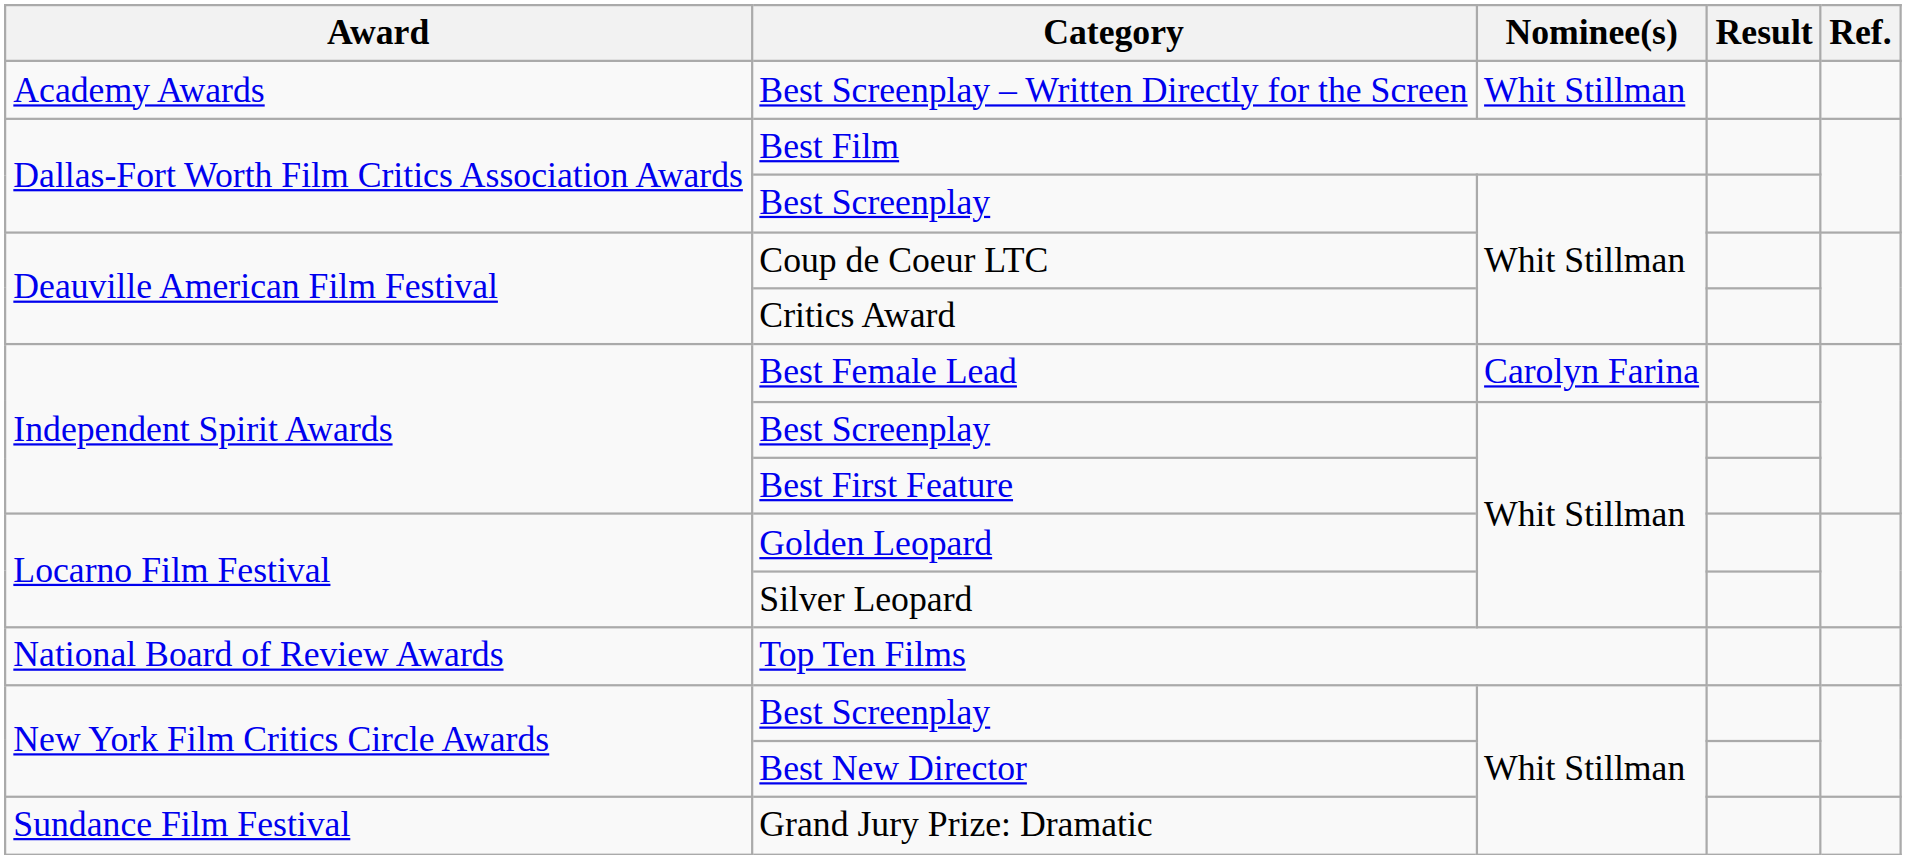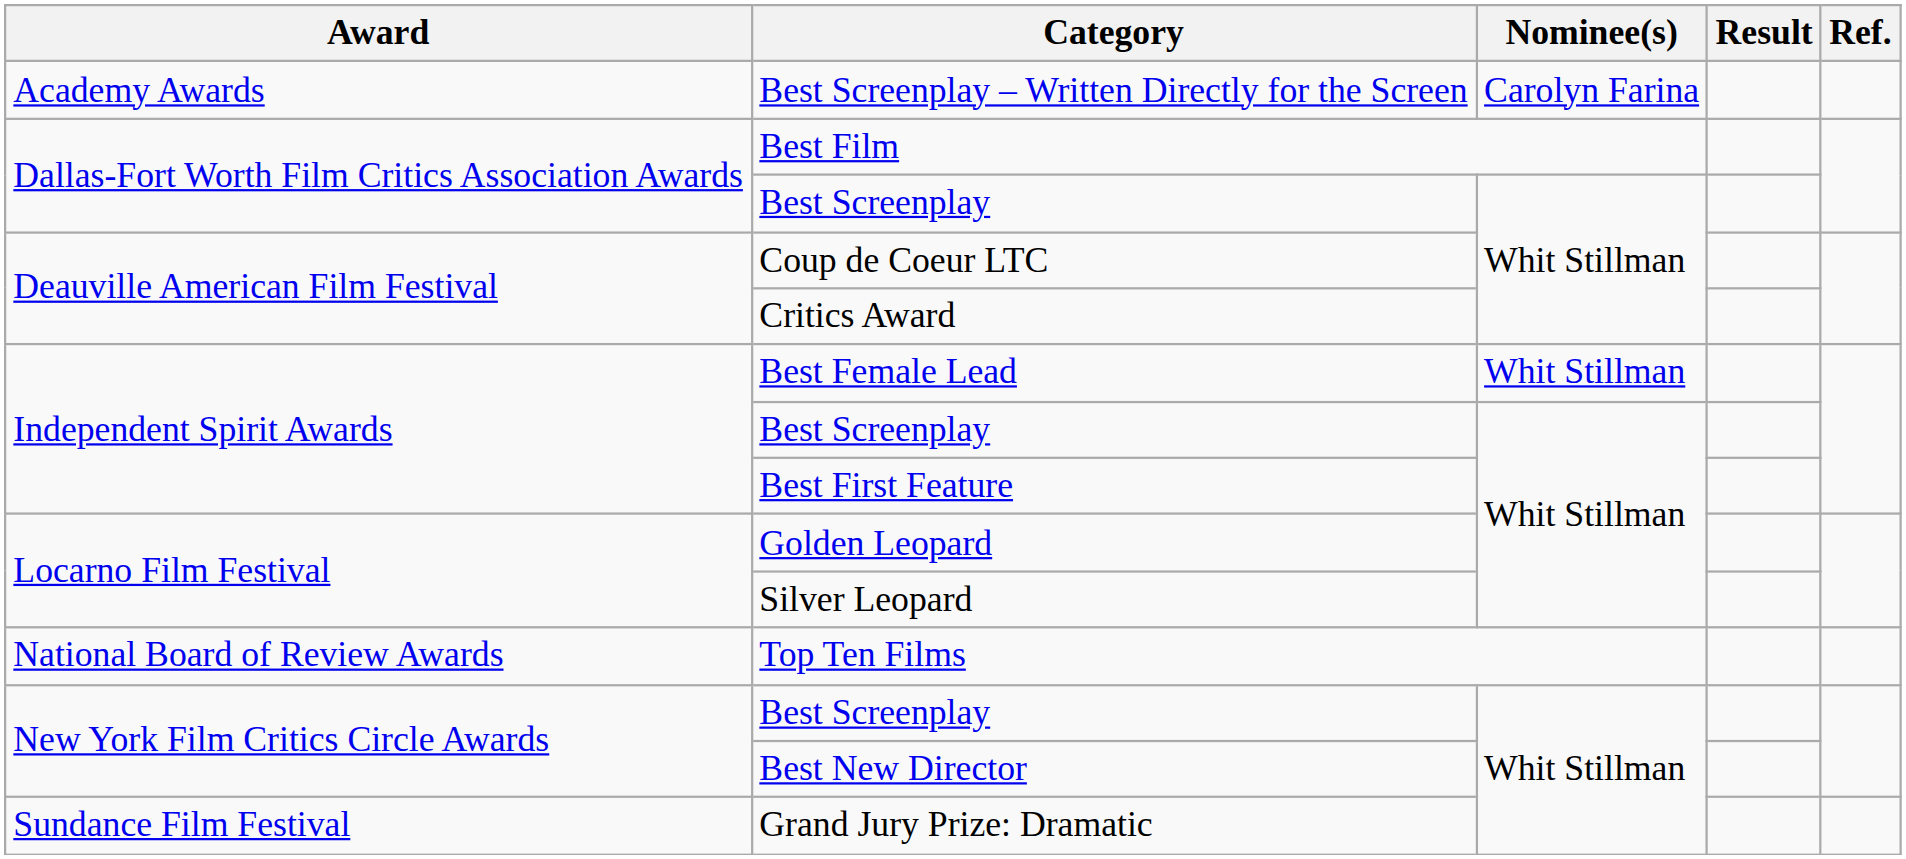(1585, 89) Whit Stillman -> (1592, 89) Carolyn Farina
(1592, 372) Carolyn Farina -> (1585, 372) Whit Stillman
